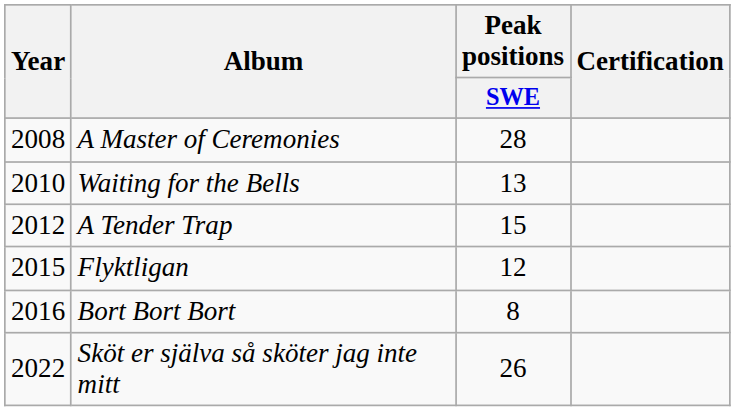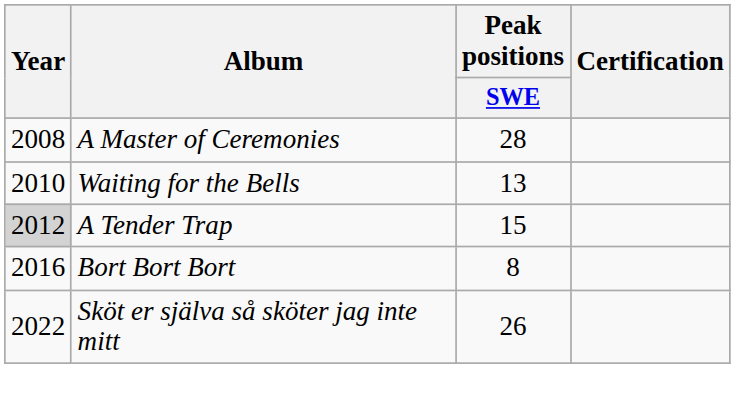(38, 225) no background -> (38, 225) lightgrey background
- row: (133, 268)
